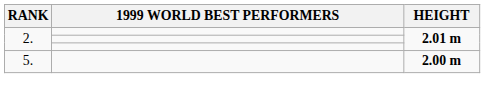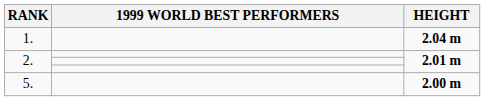+ row: (28, 39)
